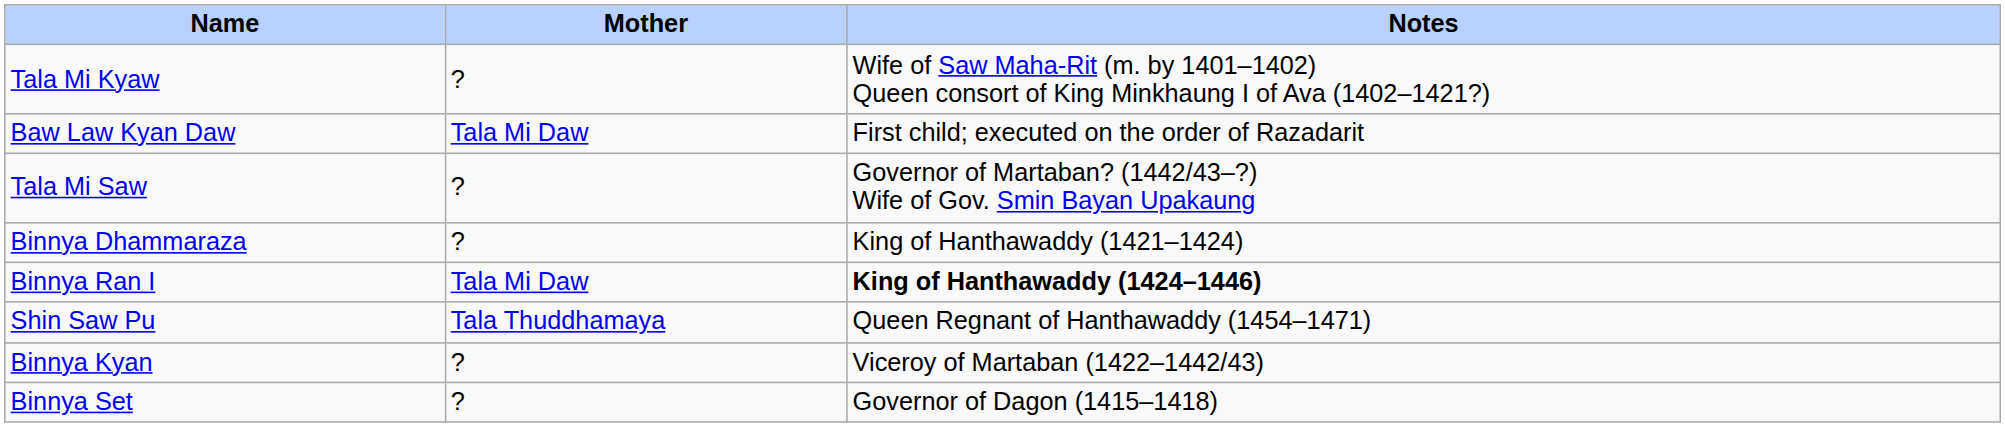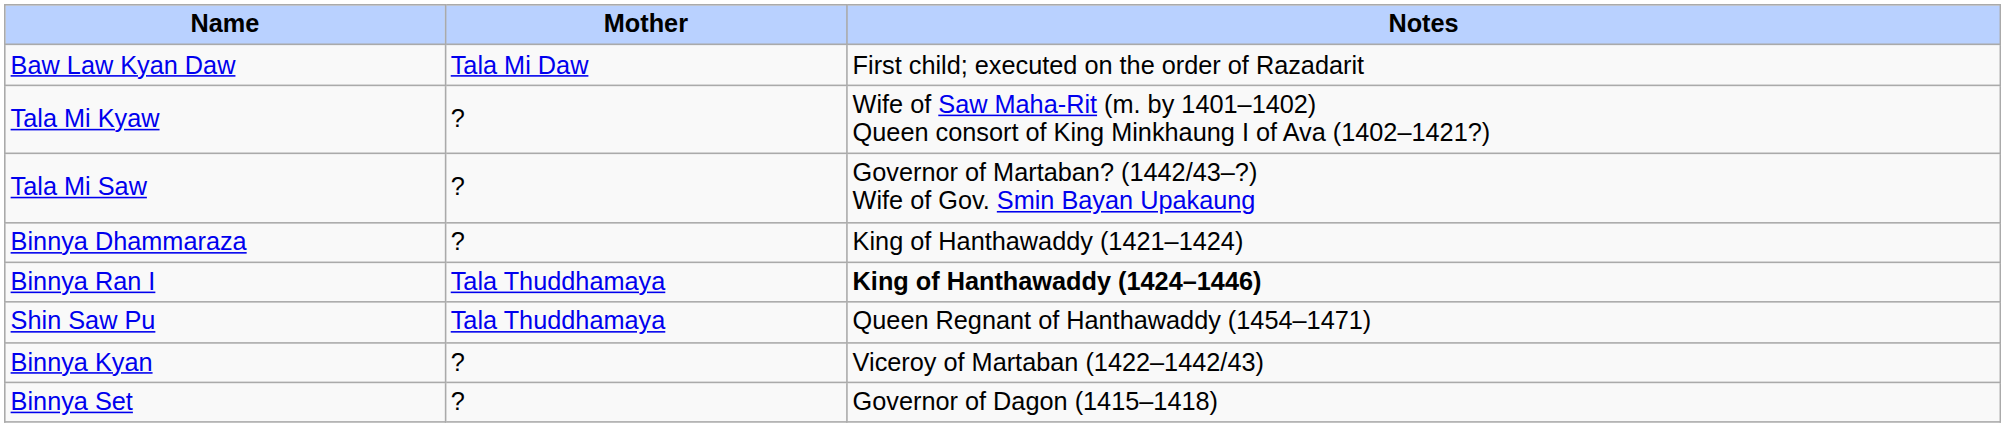rows swapped: (123, 133) <-> (85, 78)
(520, 281) Tala Mi Daw -> (558, 281) Tala Thuddhamaya
